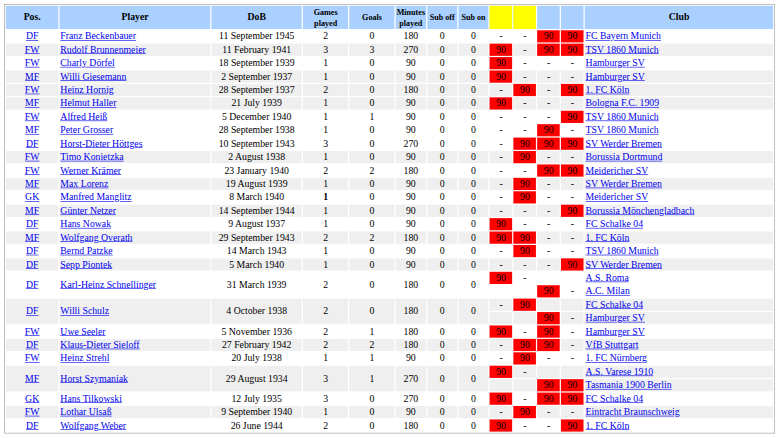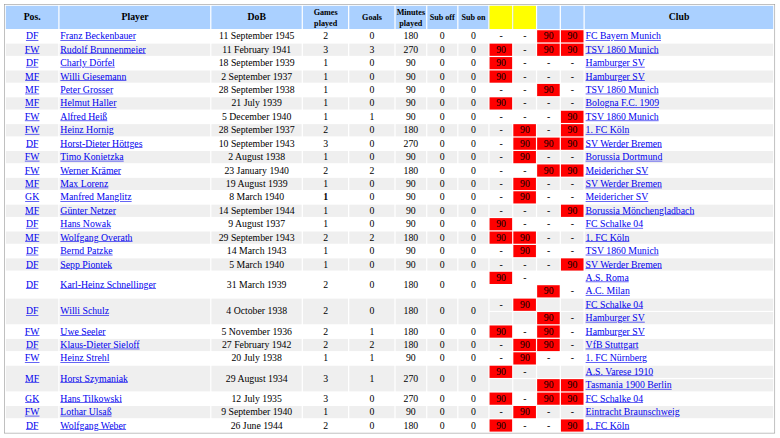(32, 63) FW -> (32, 63) DF
rows swapped: (87, 130) <-> (87, 90)
